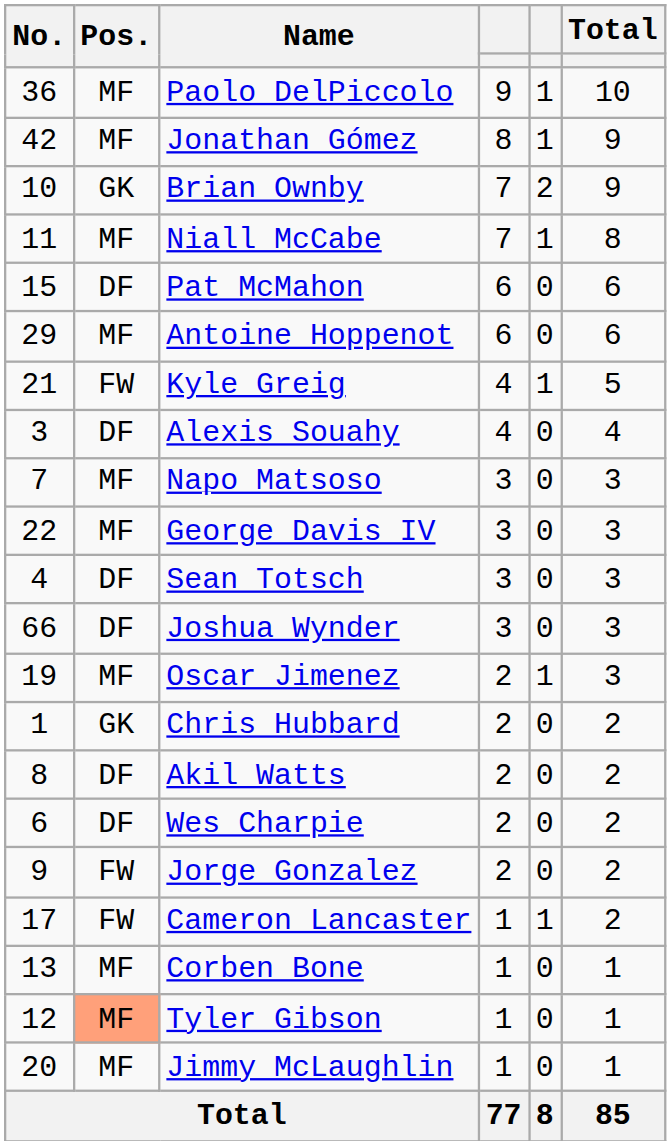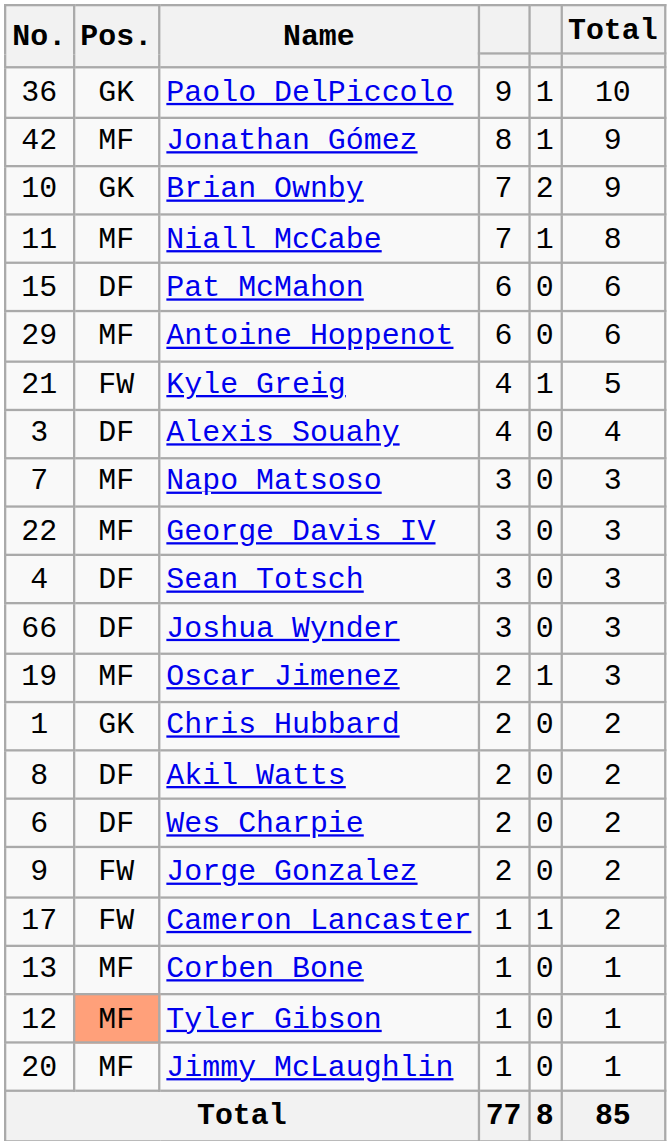(116, 92) MF -> (116, 92) GK
